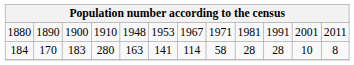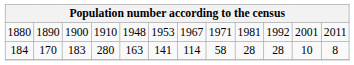(278, 32) 1991 -> (278, 32) 1992
